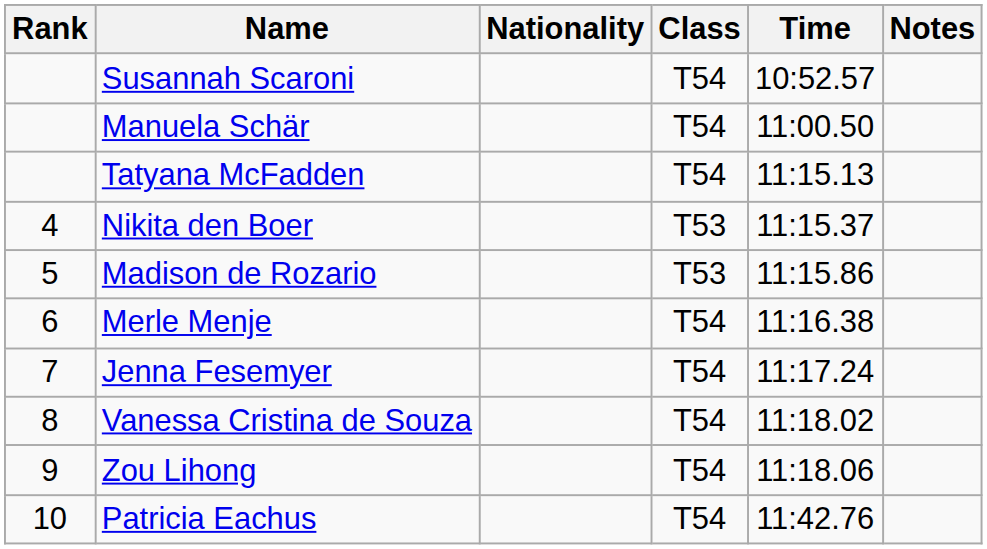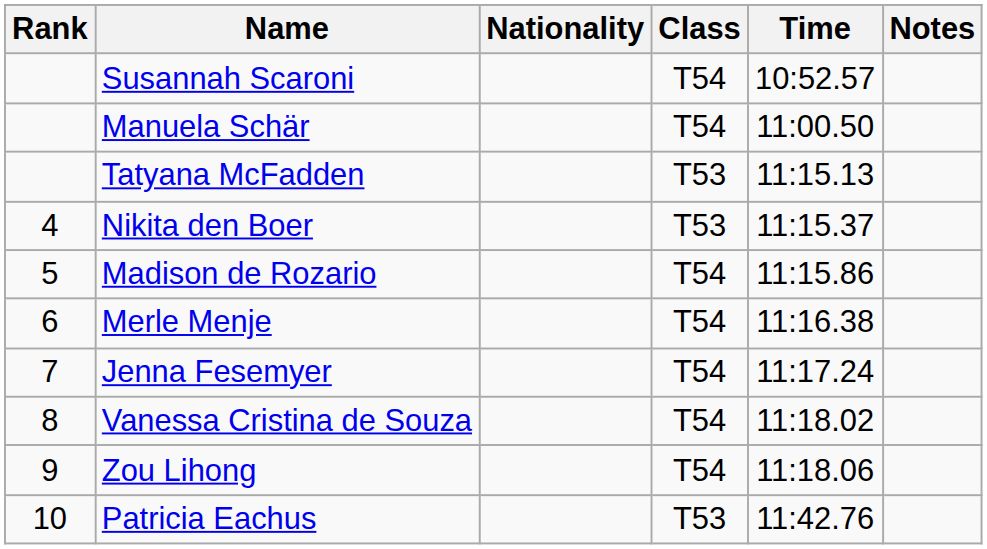(700, 175) T54 -> (700, 175) T53
(700, 273) T53 -> (700, 273) T54
(700, 518) T54 -> (700, 518) T53
